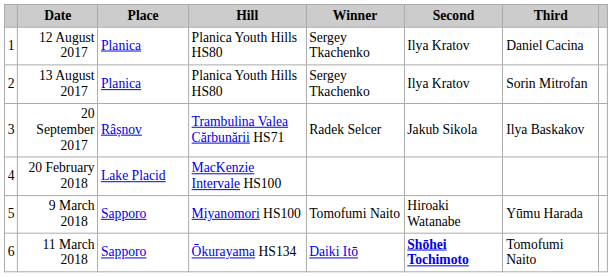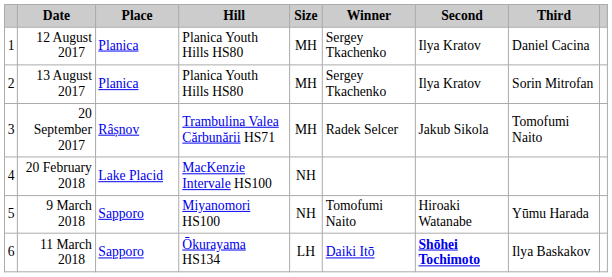+ column: (306, 15)
(545, 129) Ilya Baskakov -> (541, 129) Tomofumi Naito
(535, 251) Tomofumi Naito -> (551, 251) Ilya Baskakov
